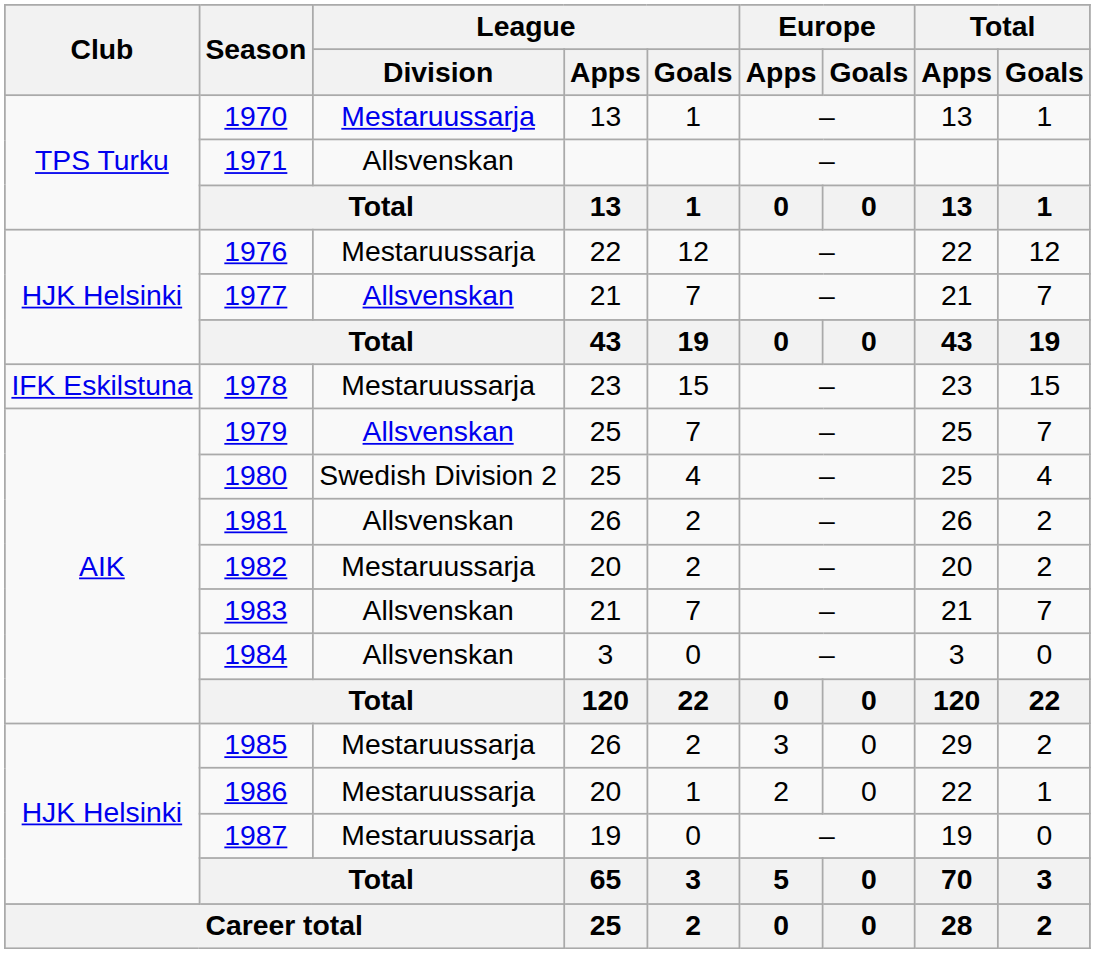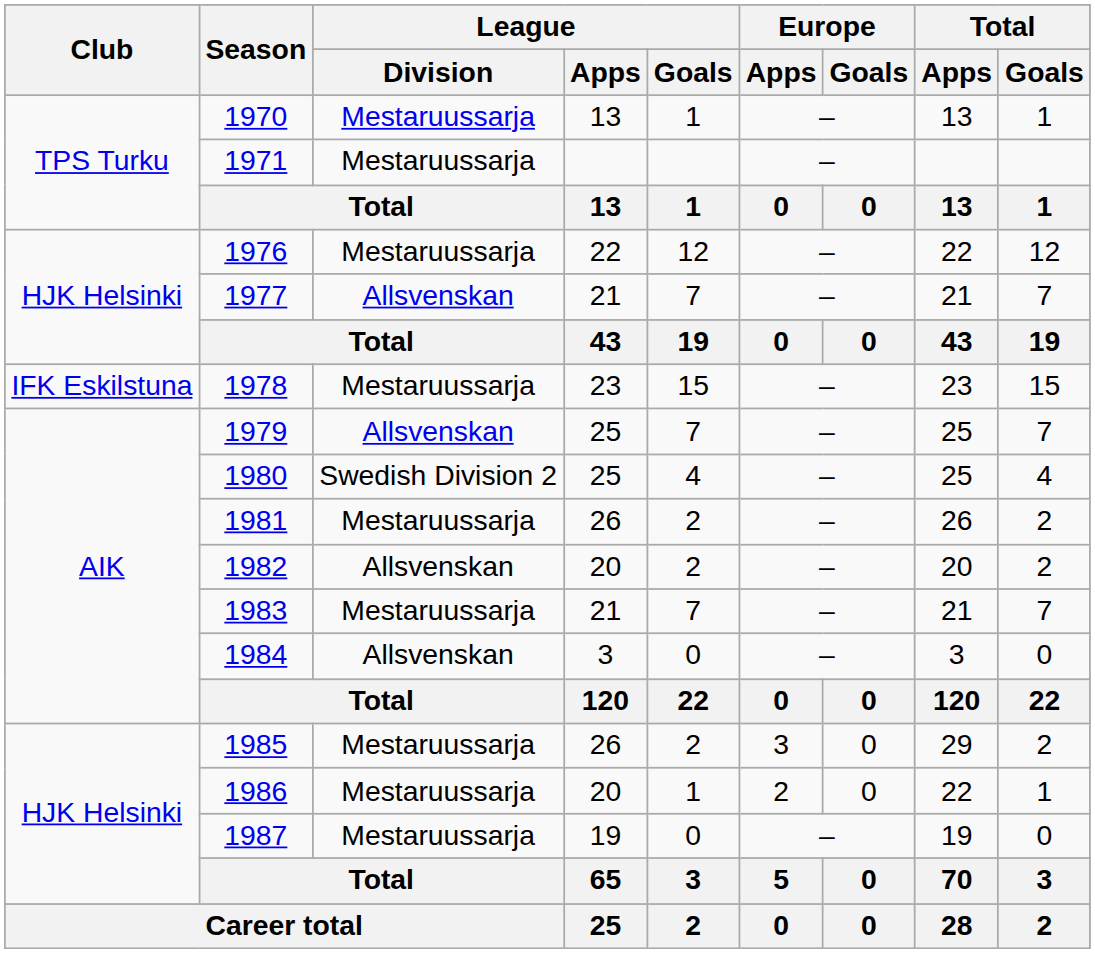(438, 161) Allsvenskan -> (438, 161) Mestaruussarja
(438, 521) Allsvenskan -> (438, 521) Mestaruussarja
(438, 565) Mestaruussarja -> (438, 565) Allsvenskan
(438, 610) Allsvenskan -> (438, 610) Mestaruussarja
